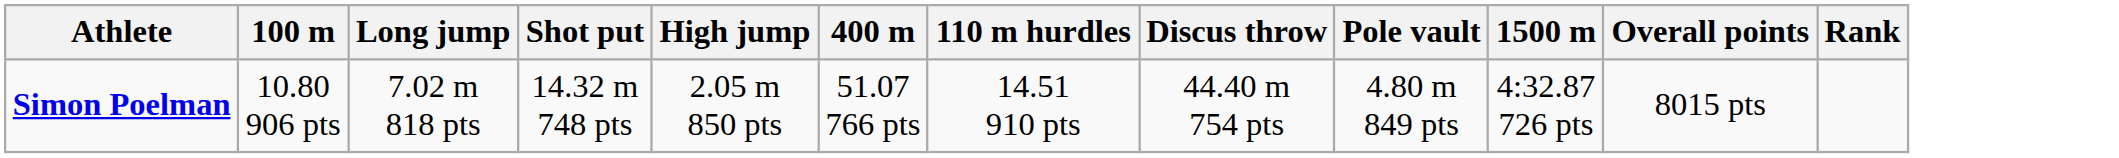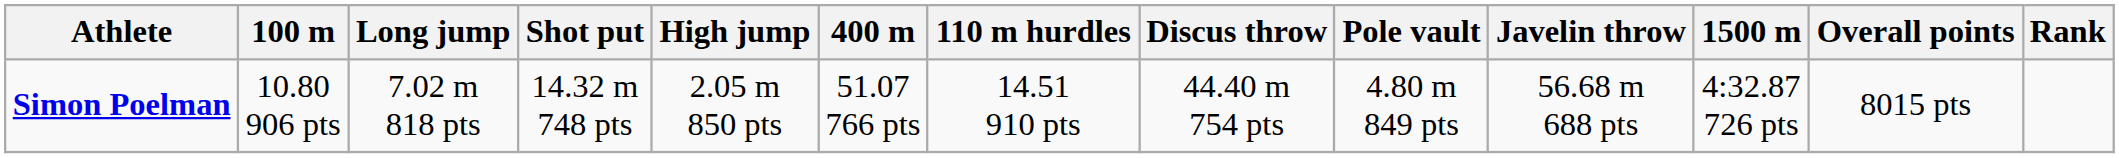+ column: (1591, 31)
